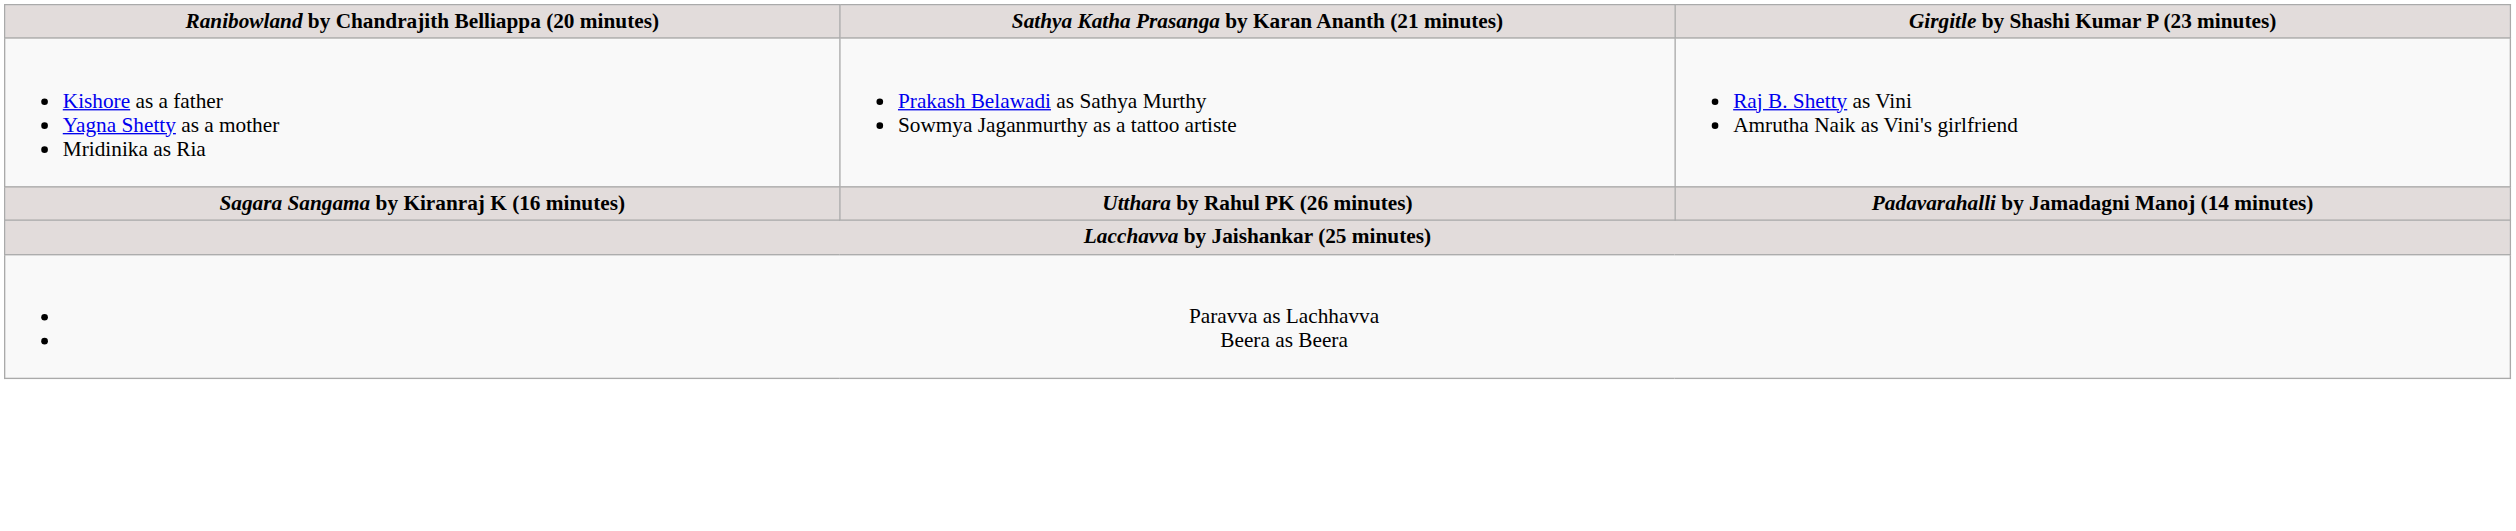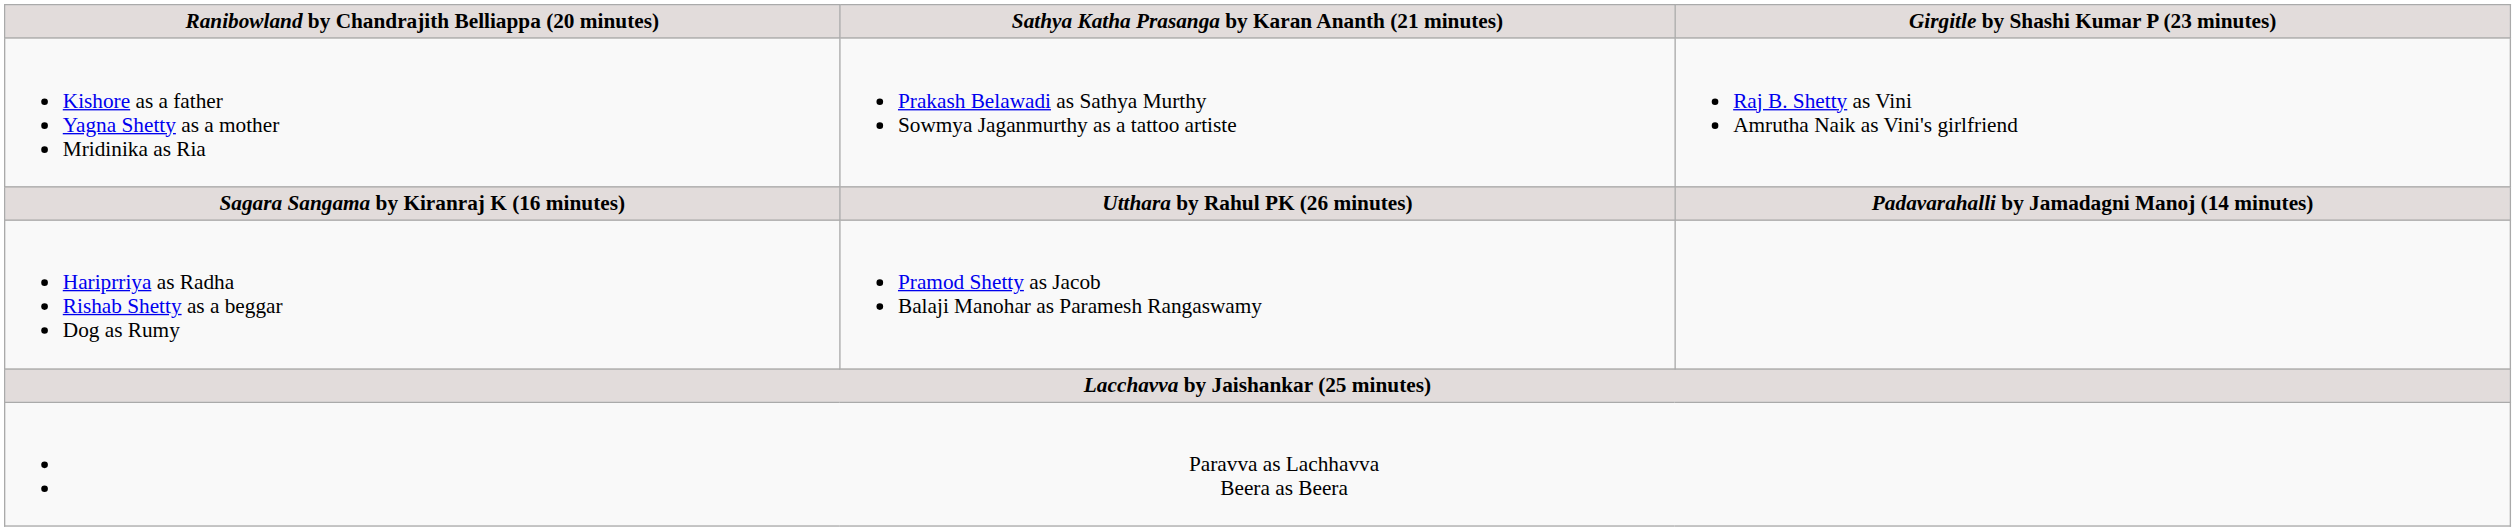+ row: (422, 306)
